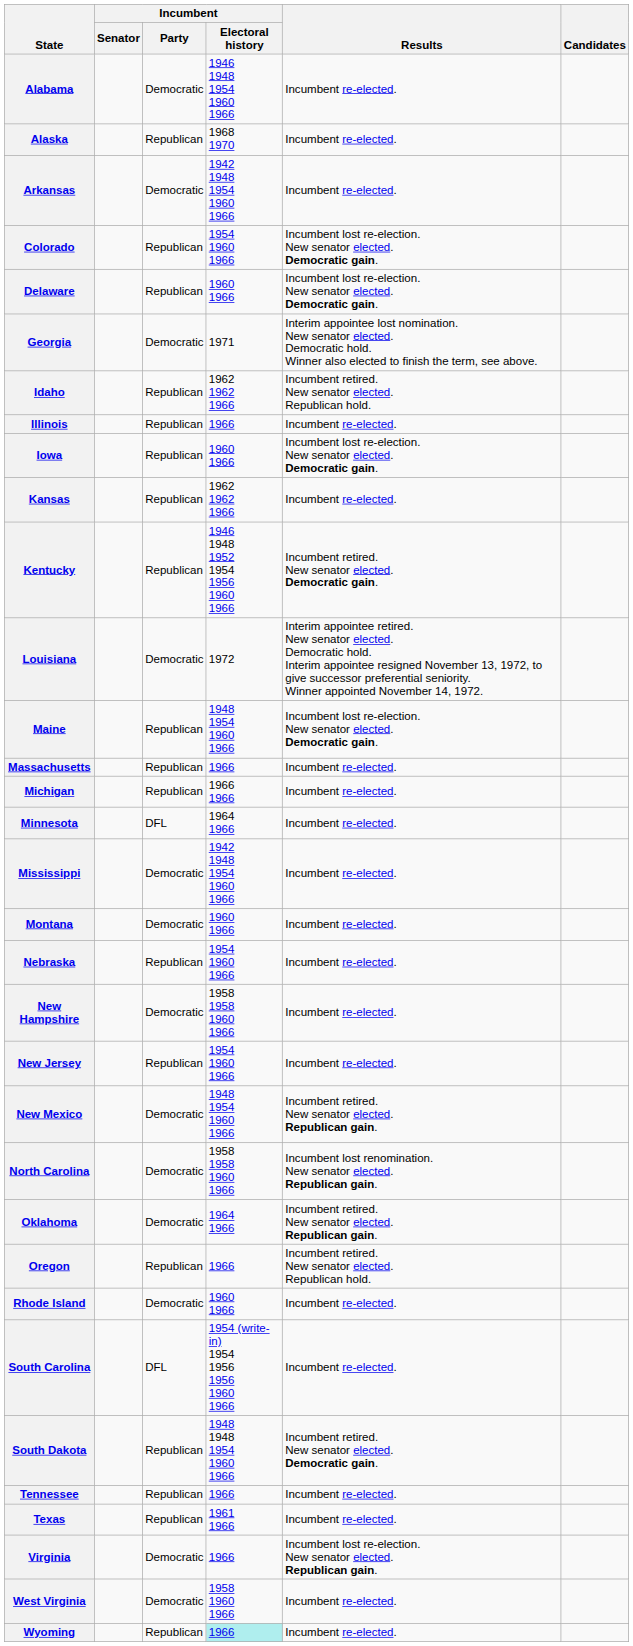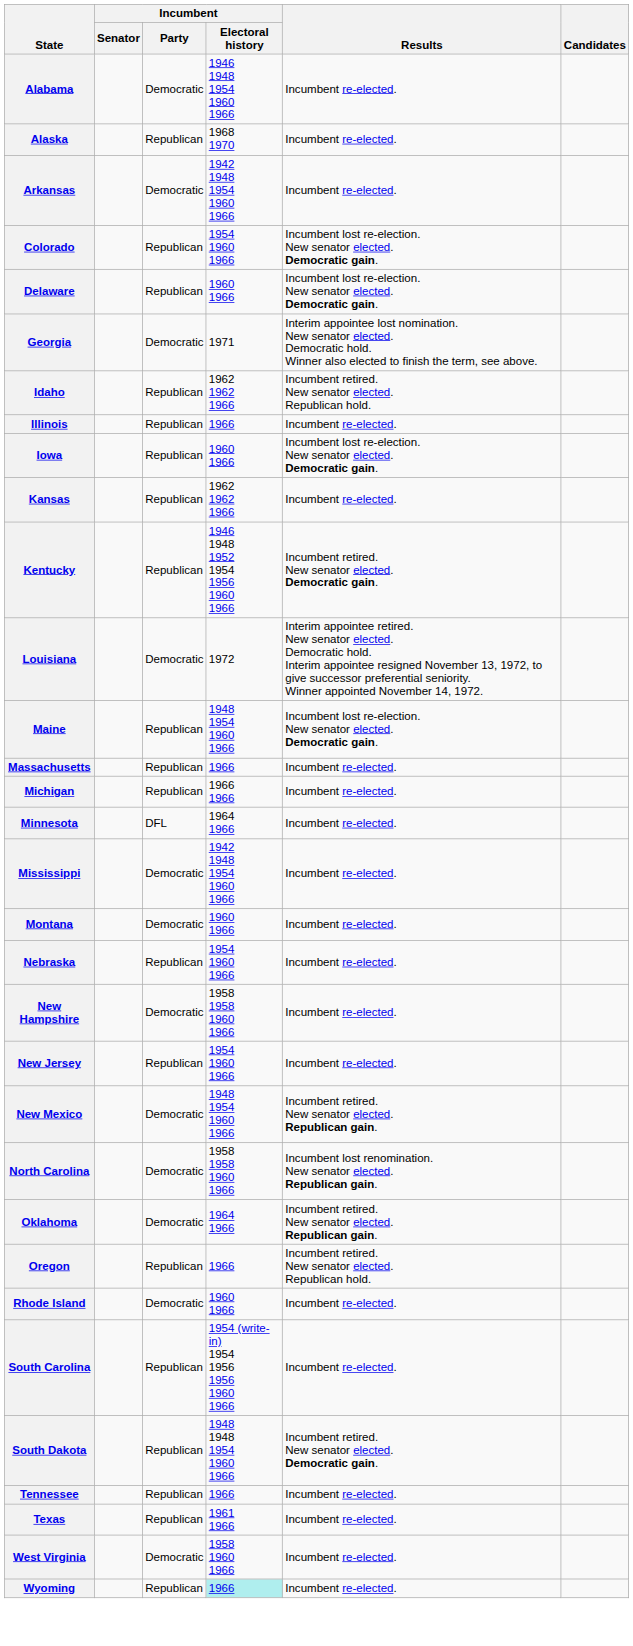(156, 1367) DFL -> (174, 1367) Republican
- row: (49, 1557)
